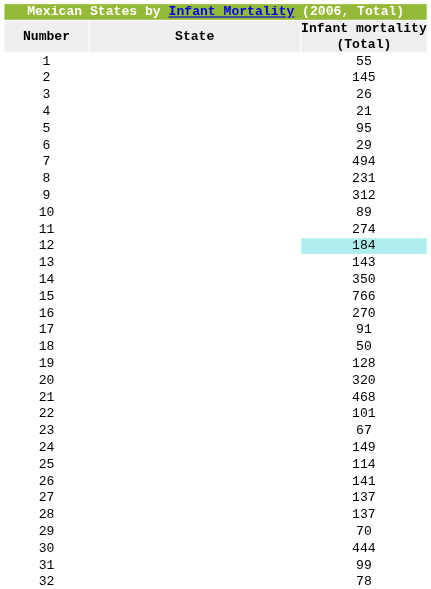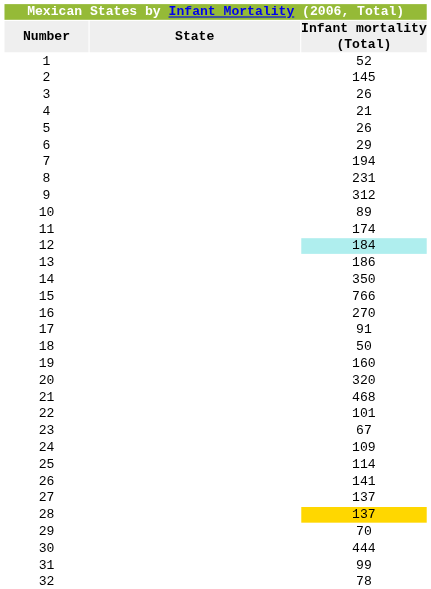(364, 61) 55 -> (364, 61) 52
(364, 128) 95 -> (364, 128) 26
(364, 162) 494 -> (364, 162) 194
(364, 229) 274 -> (364, 229) 174
(364, 263) 143 -> (364, 263) 186
(364, 364) 128 -> (364, 364) 160
(364, 448) 149 -> (364, 448) 109
(364, 515) no background -> (364, 515) gold background
